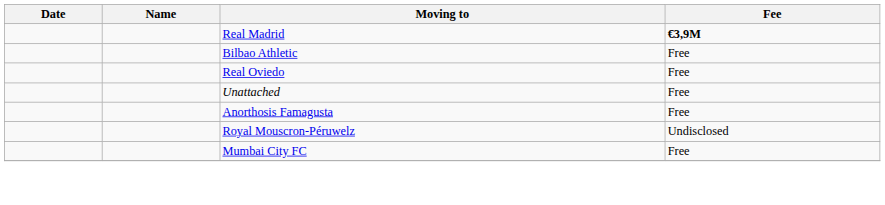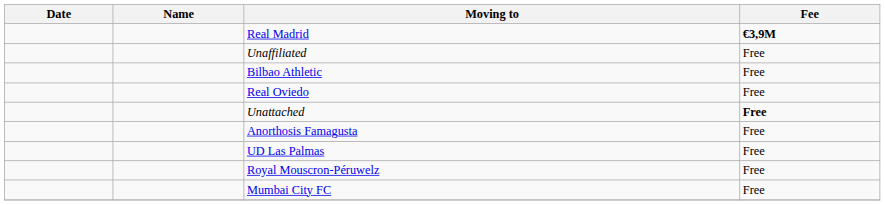+ row: (277, 53)
(679, 92) normal -> (755, 111) bold
+ row: (286, 151)
(698, 131) Undisclosed -> (754, 170) Free
